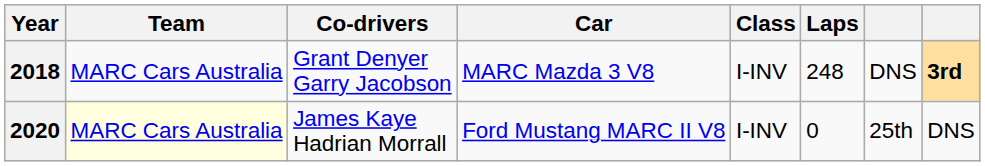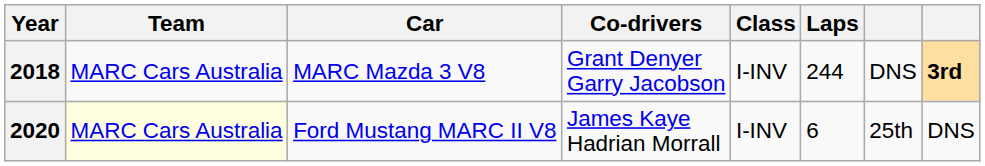columns swapped: (372, 23) <-> (594, 23)
(825, 71) 248 -> (825, 71) 244
(813, 131) 0 -> (813, 131) 6
